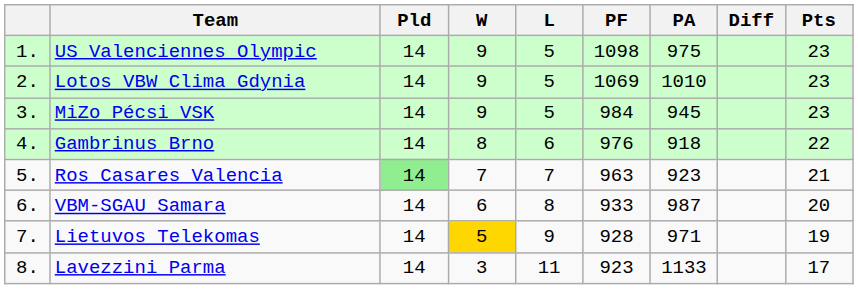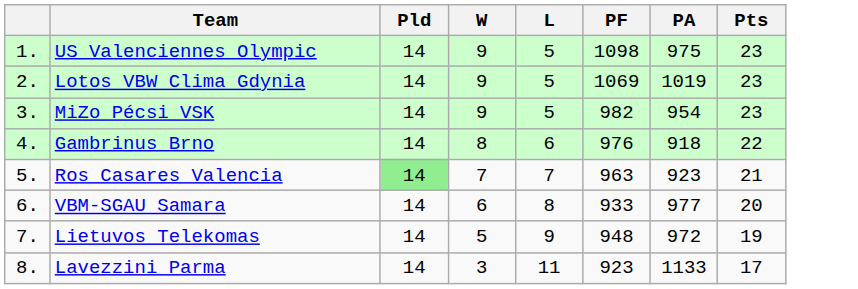- column: (751, 20)
(684, 82) 1010 -> (684, 82) 1019
(617, 113) 984 -> (617, 113) 982
(684, 113) 945 -> (684, 113) 954
(684, 206) 987 -> (684, 206) 977
(482, 237) gold background -> (482, 237) no background
(617, 237) 928 -> (617, 237) 948
(684, 237) 971 -> (684, 237) 972
